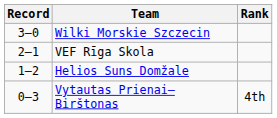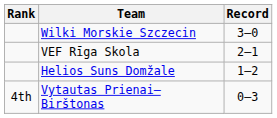columns swapped: (255, 14) <-> (28, 14)
